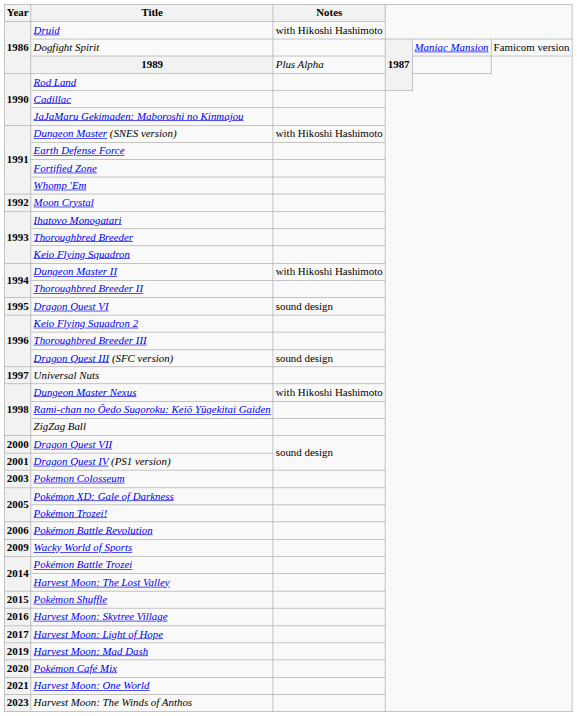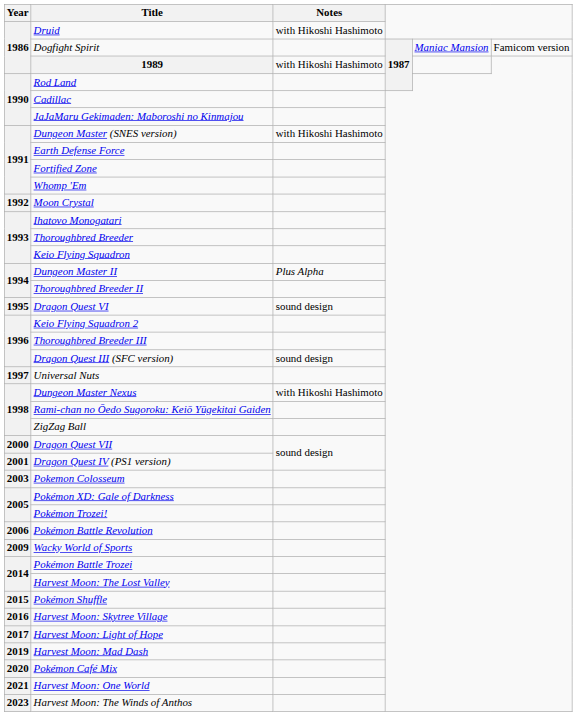(300, 64) Plus Alpha -> (329, 64) with Hikoshi Hashimoto
(329, 271) with Hikoshi Hashimoto -> (300, 271) Plus Alpha
